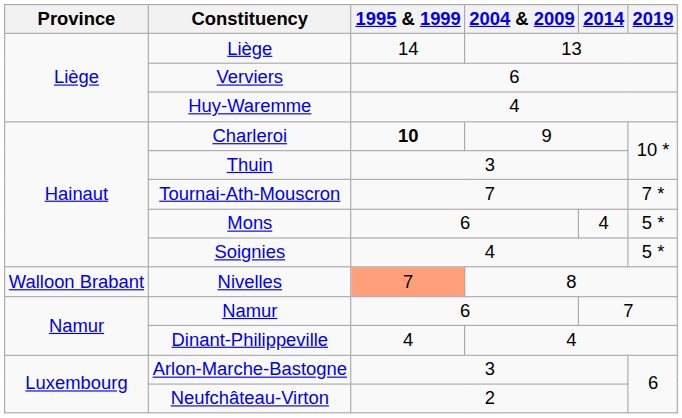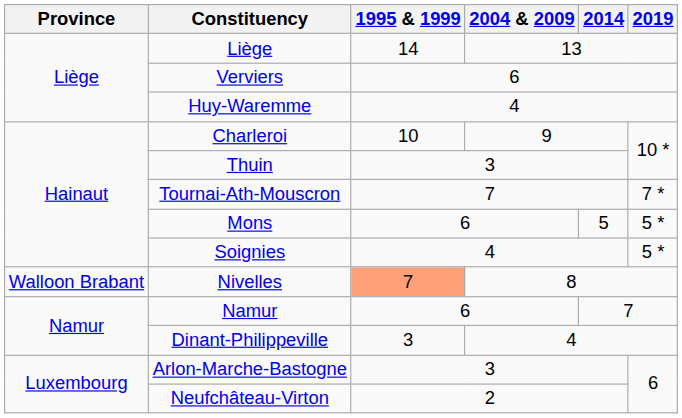(408, 135) bold -> (408, 135) normal
(604, 223) 4 -> (604, 223) 5
(408, 340) 4 -> (408, 340) 3
